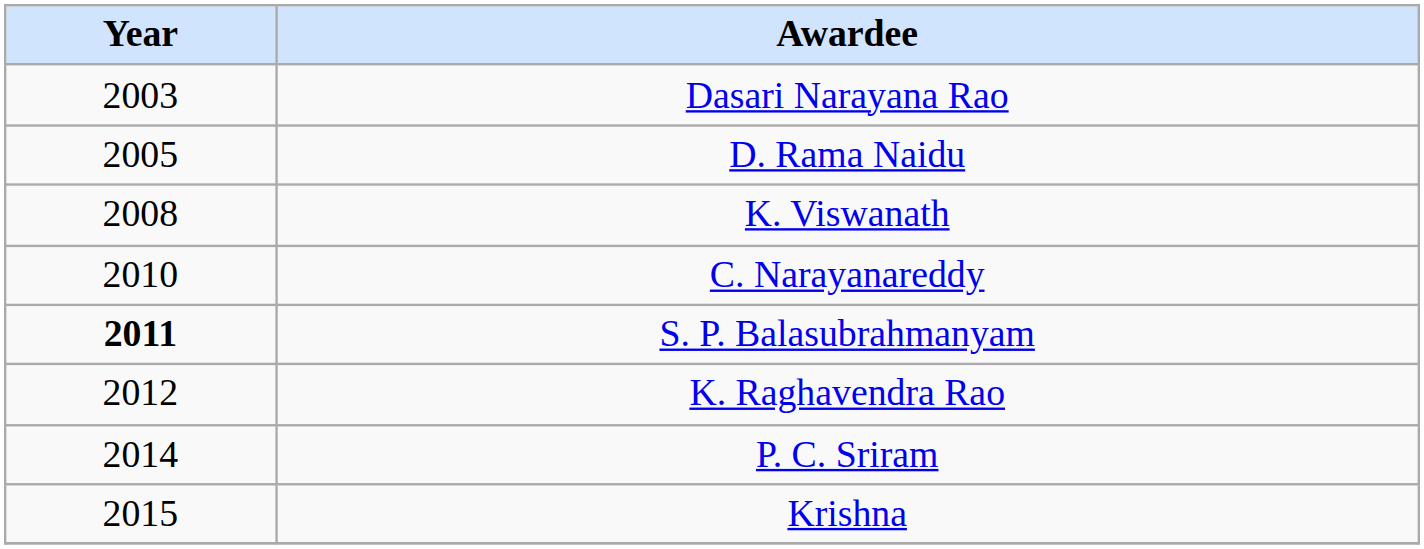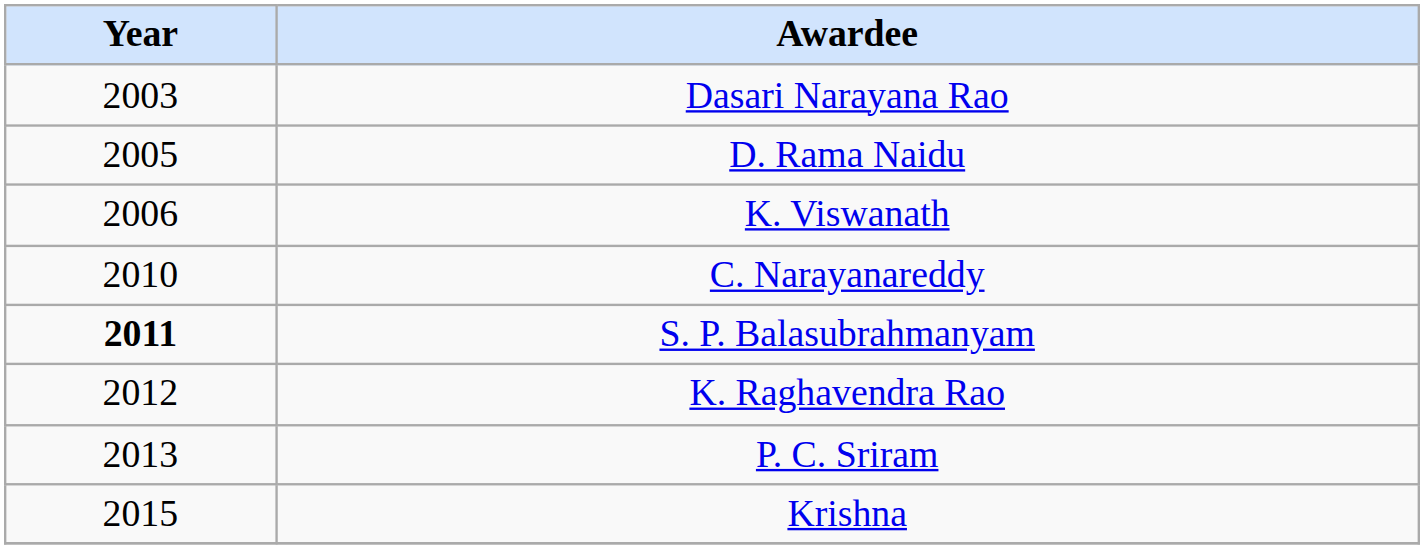(140, 214) 2008 -> (140, 214) 2006
(140, 453) 2014 -> (140, 453) 2013
